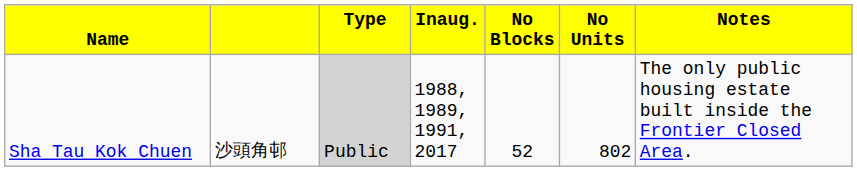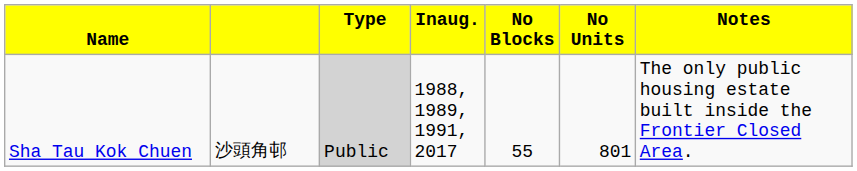(522, 152) 52 -> (522, 152) 55
(615, 152) 802 -> (615, 152) 801
